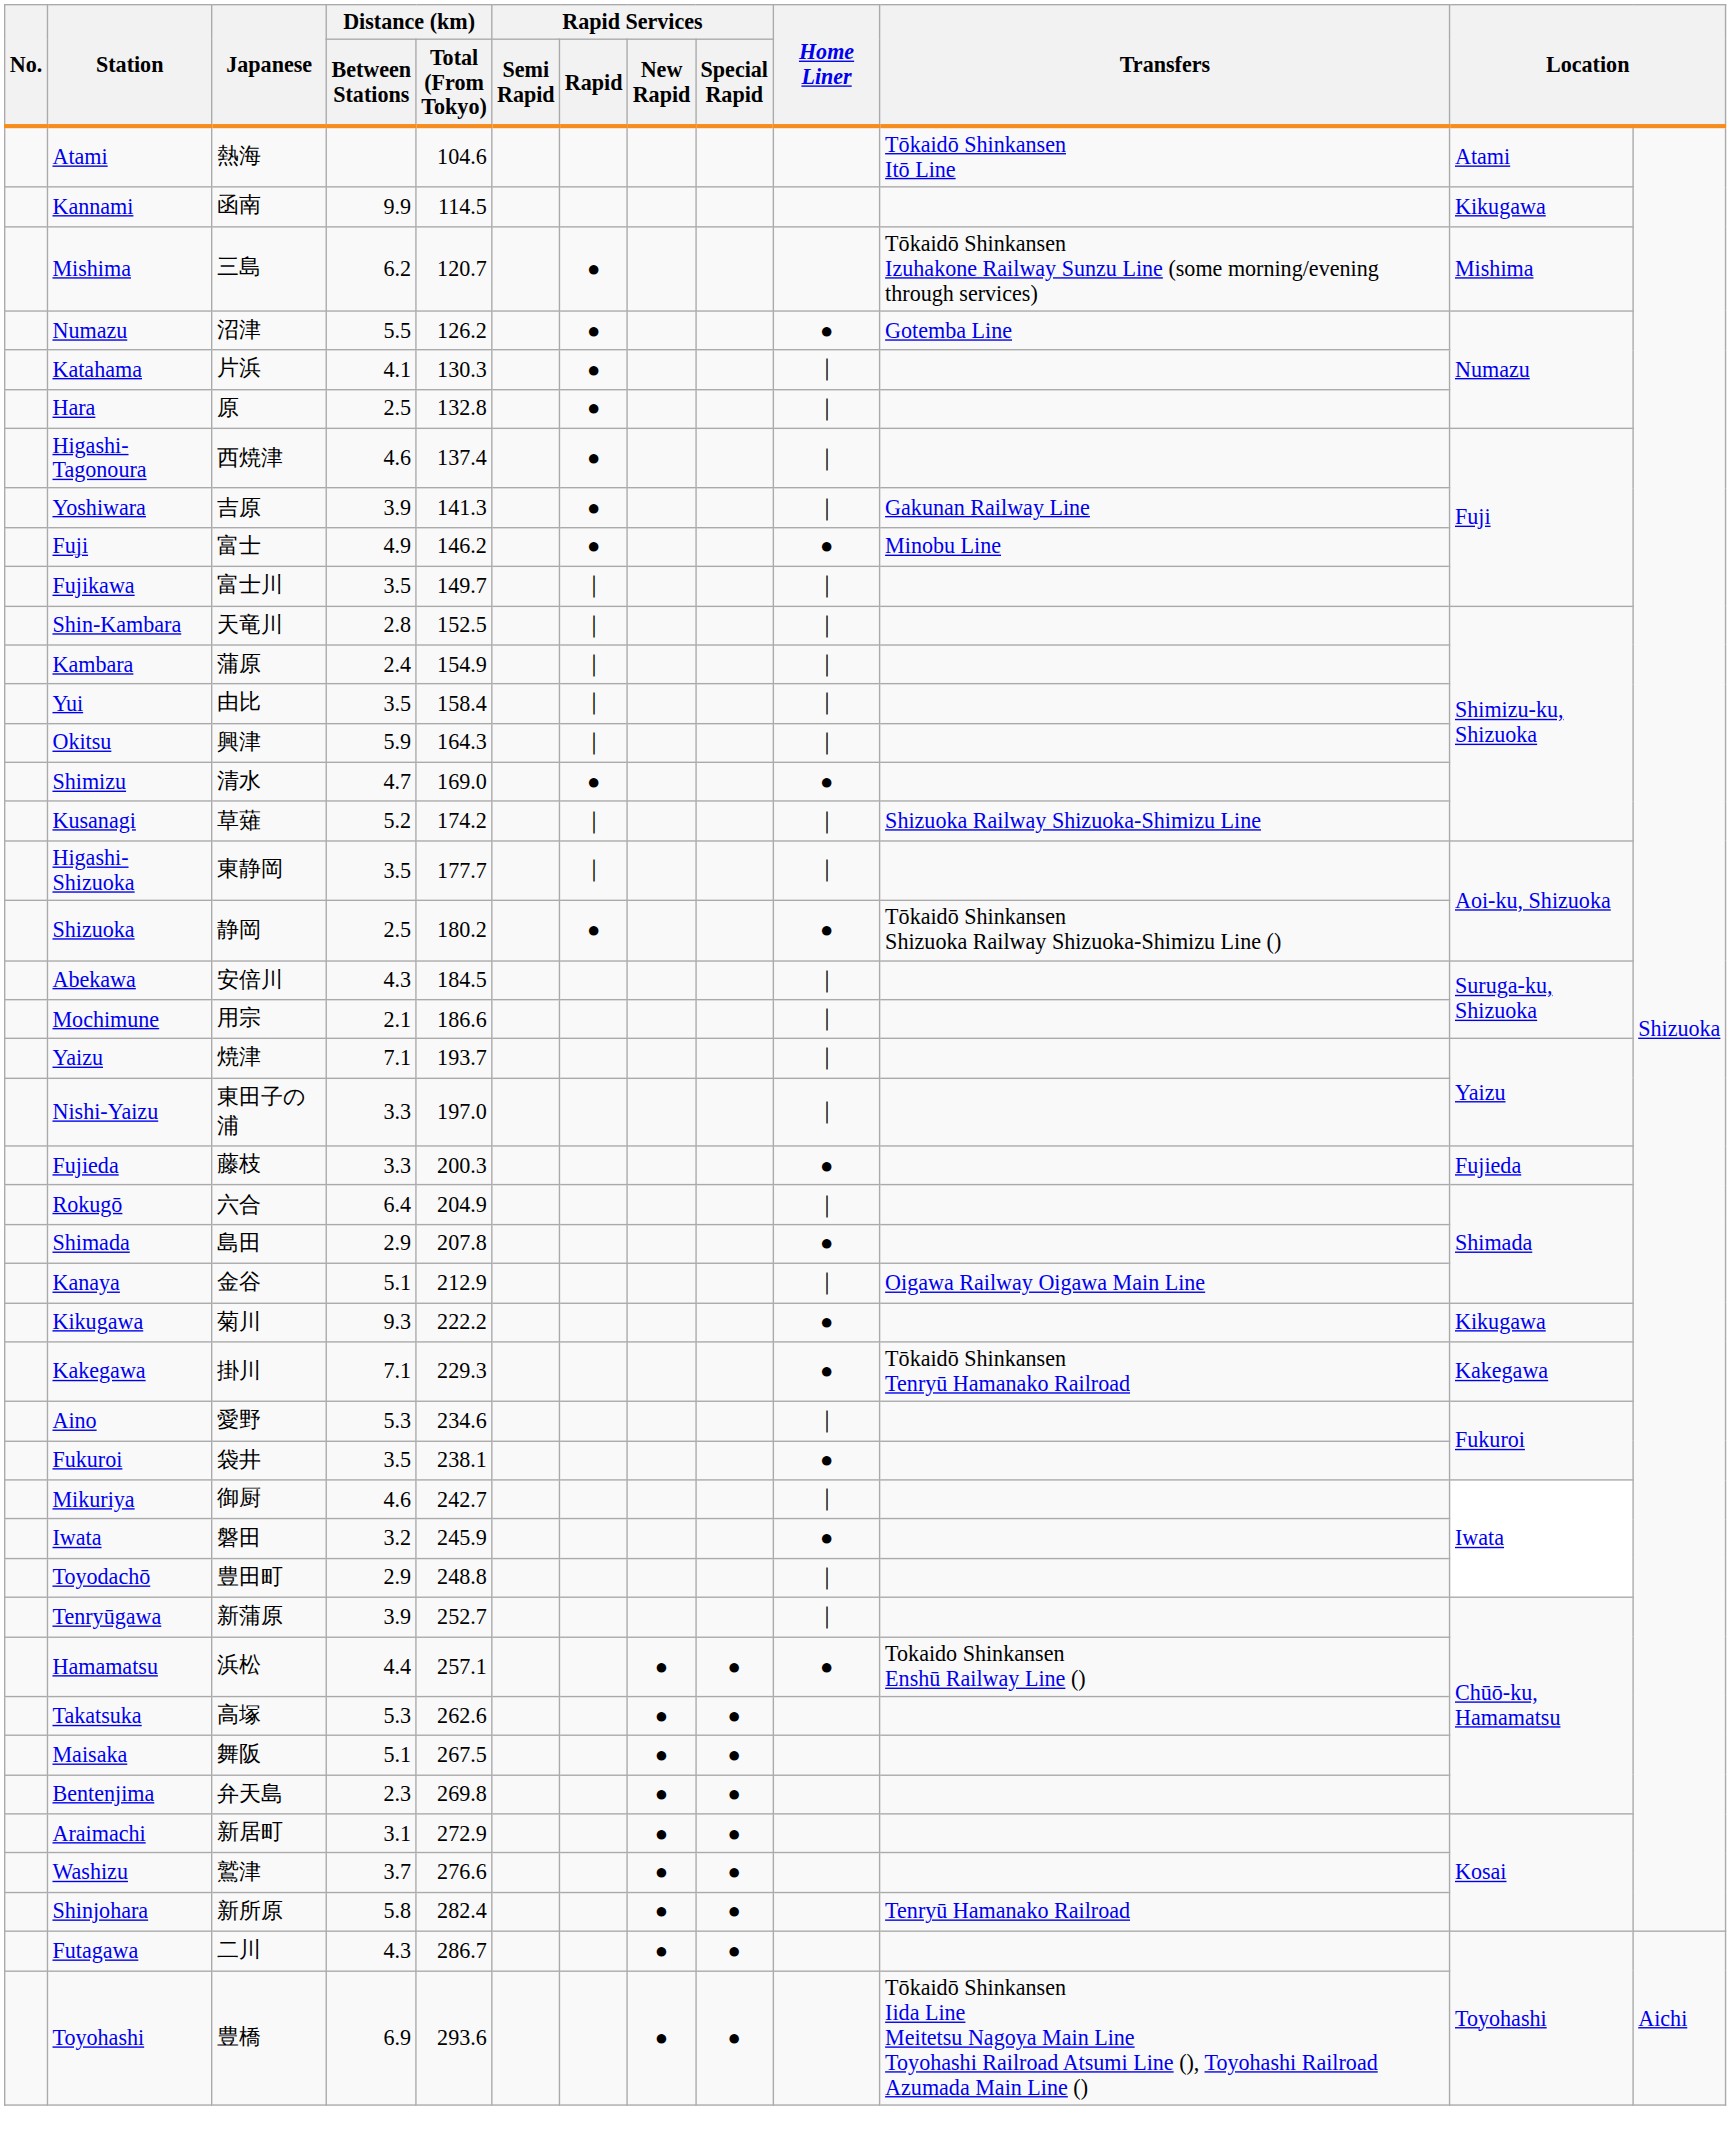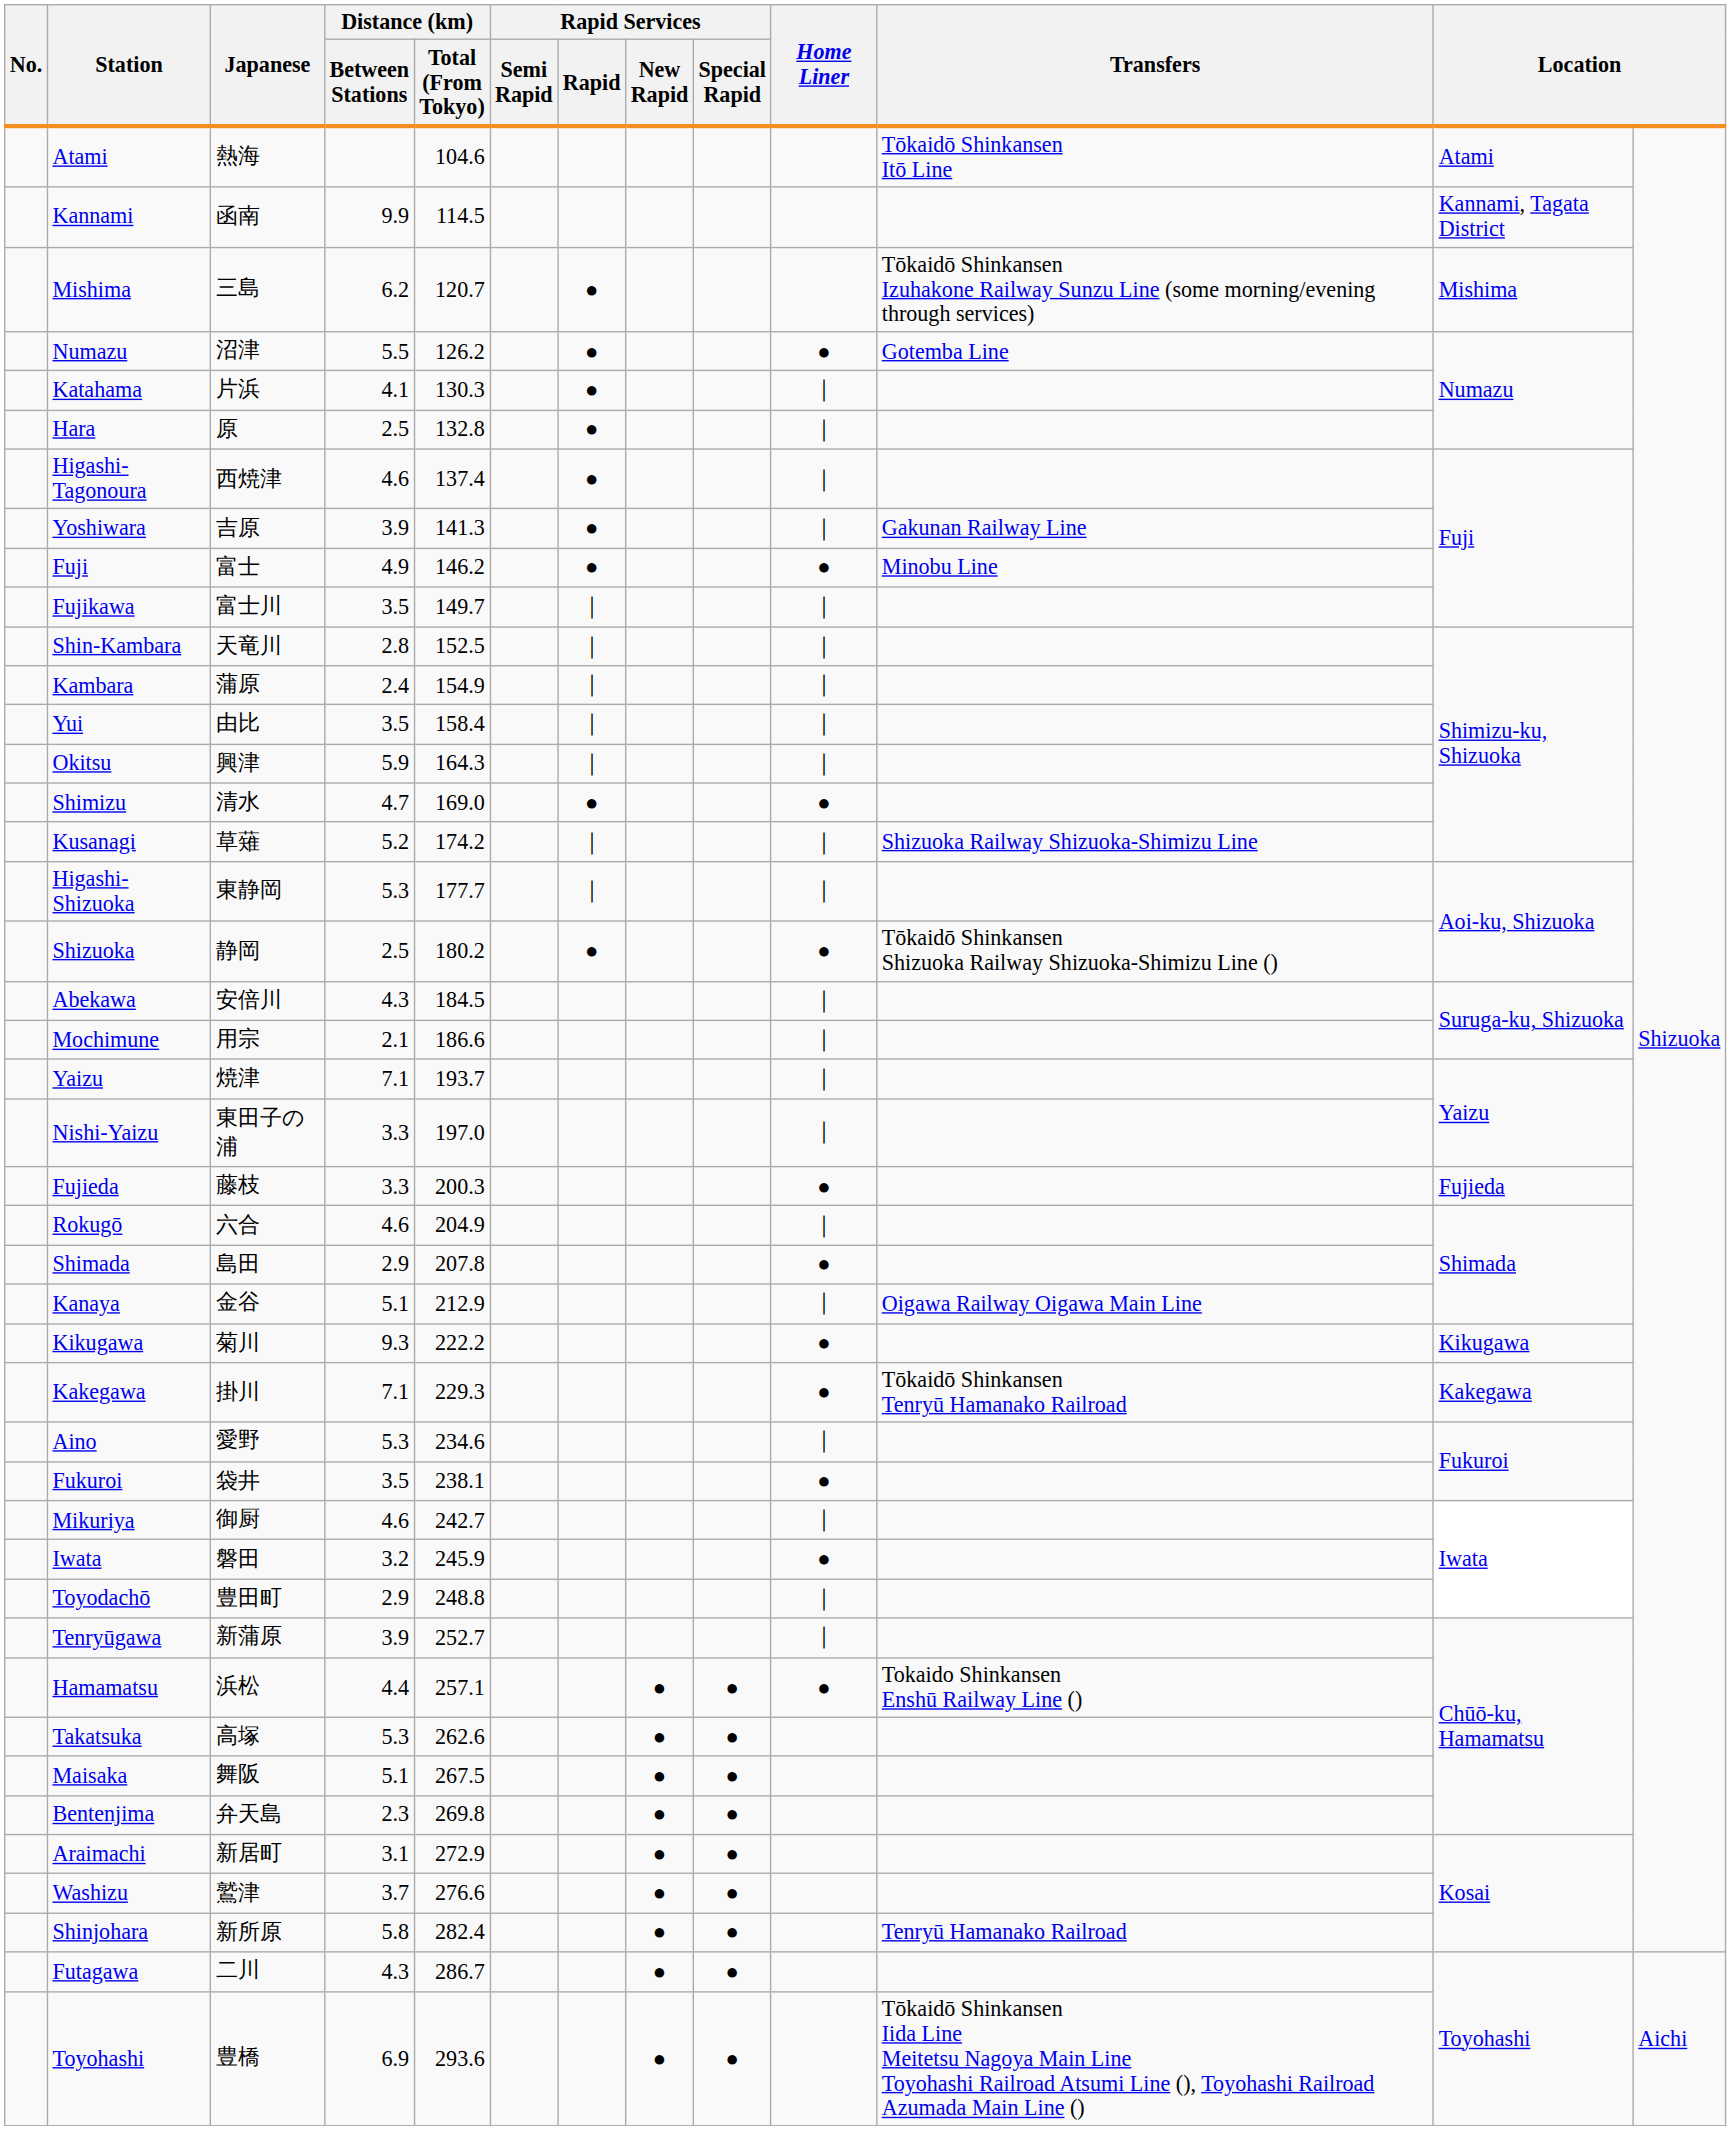(1500, 206) Kikugawa -> (1514, 216) Kannami, Tagata District
(397, 870) 3.5 -> (395, 891) 5.3
(397, 1204) 6.4 -> (395, 1225) 4.6
